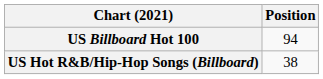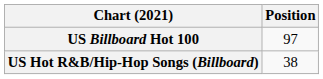(290, 39) 94 -> (290, 39) 97
